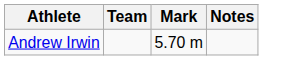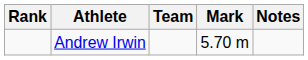+ column: (28, 17)
